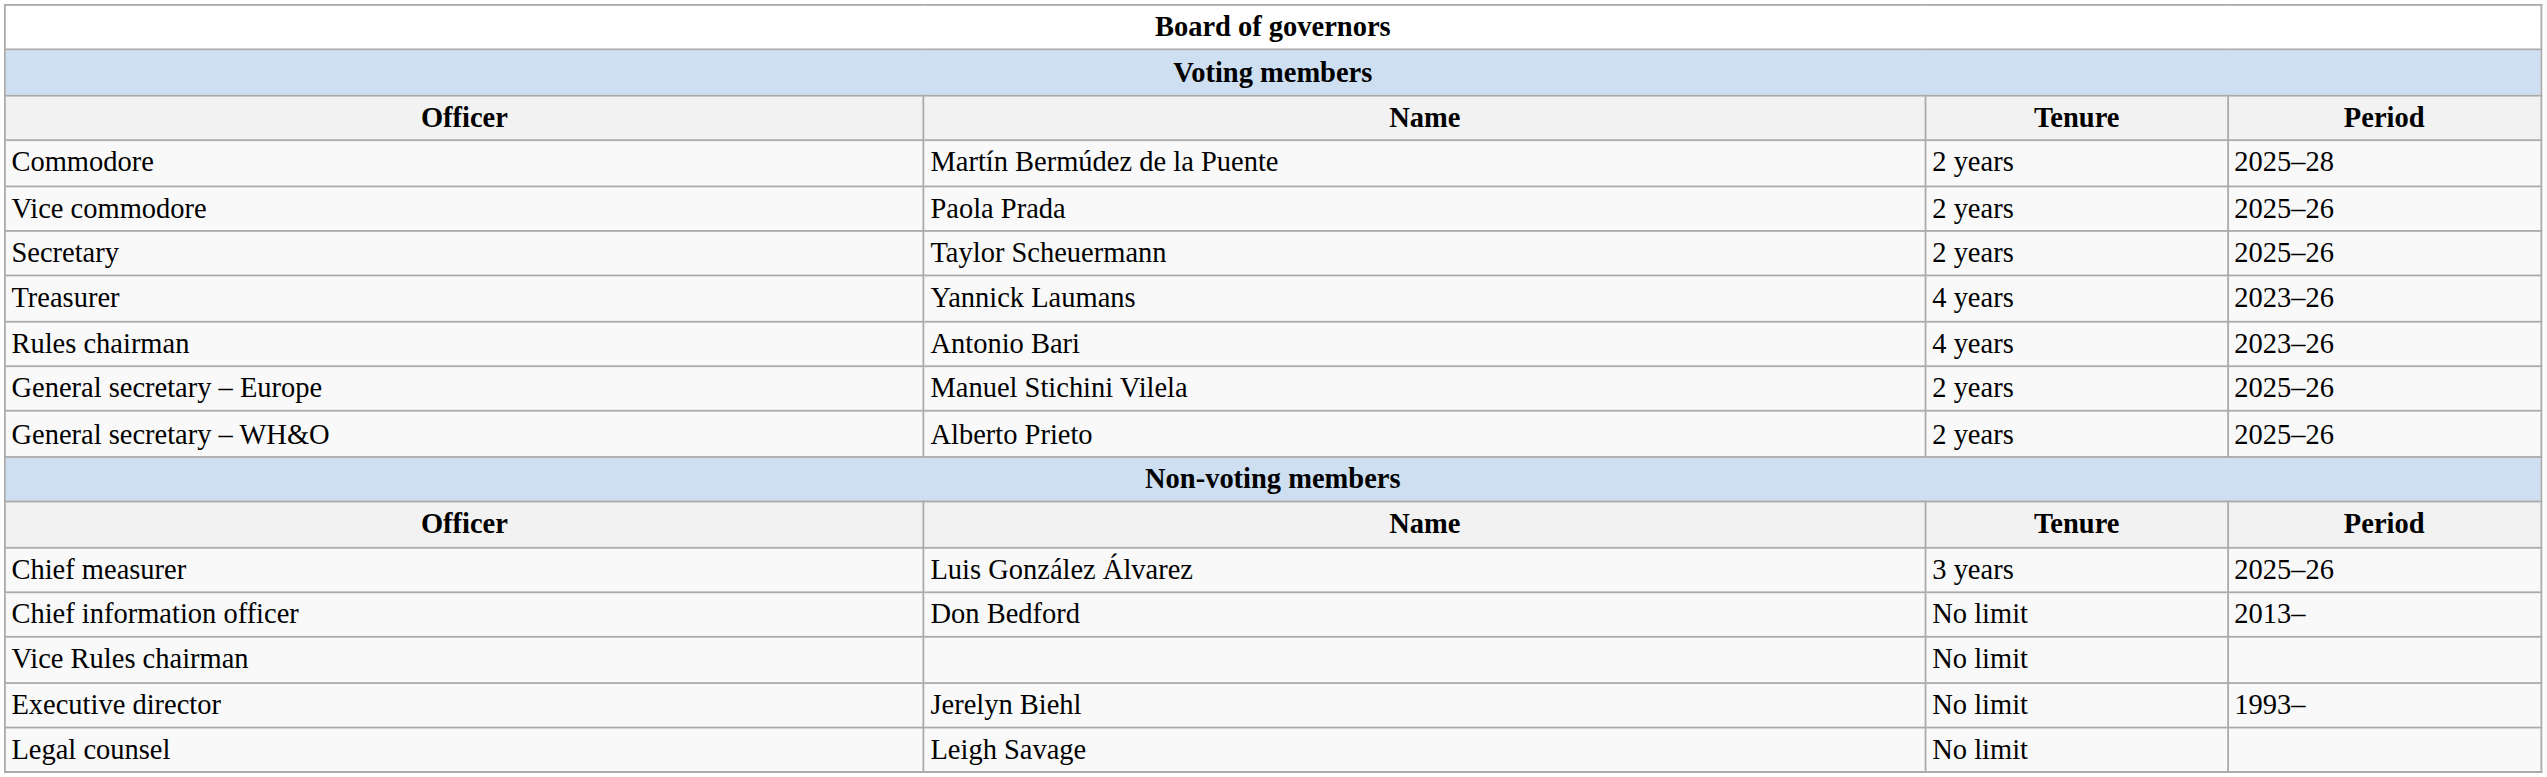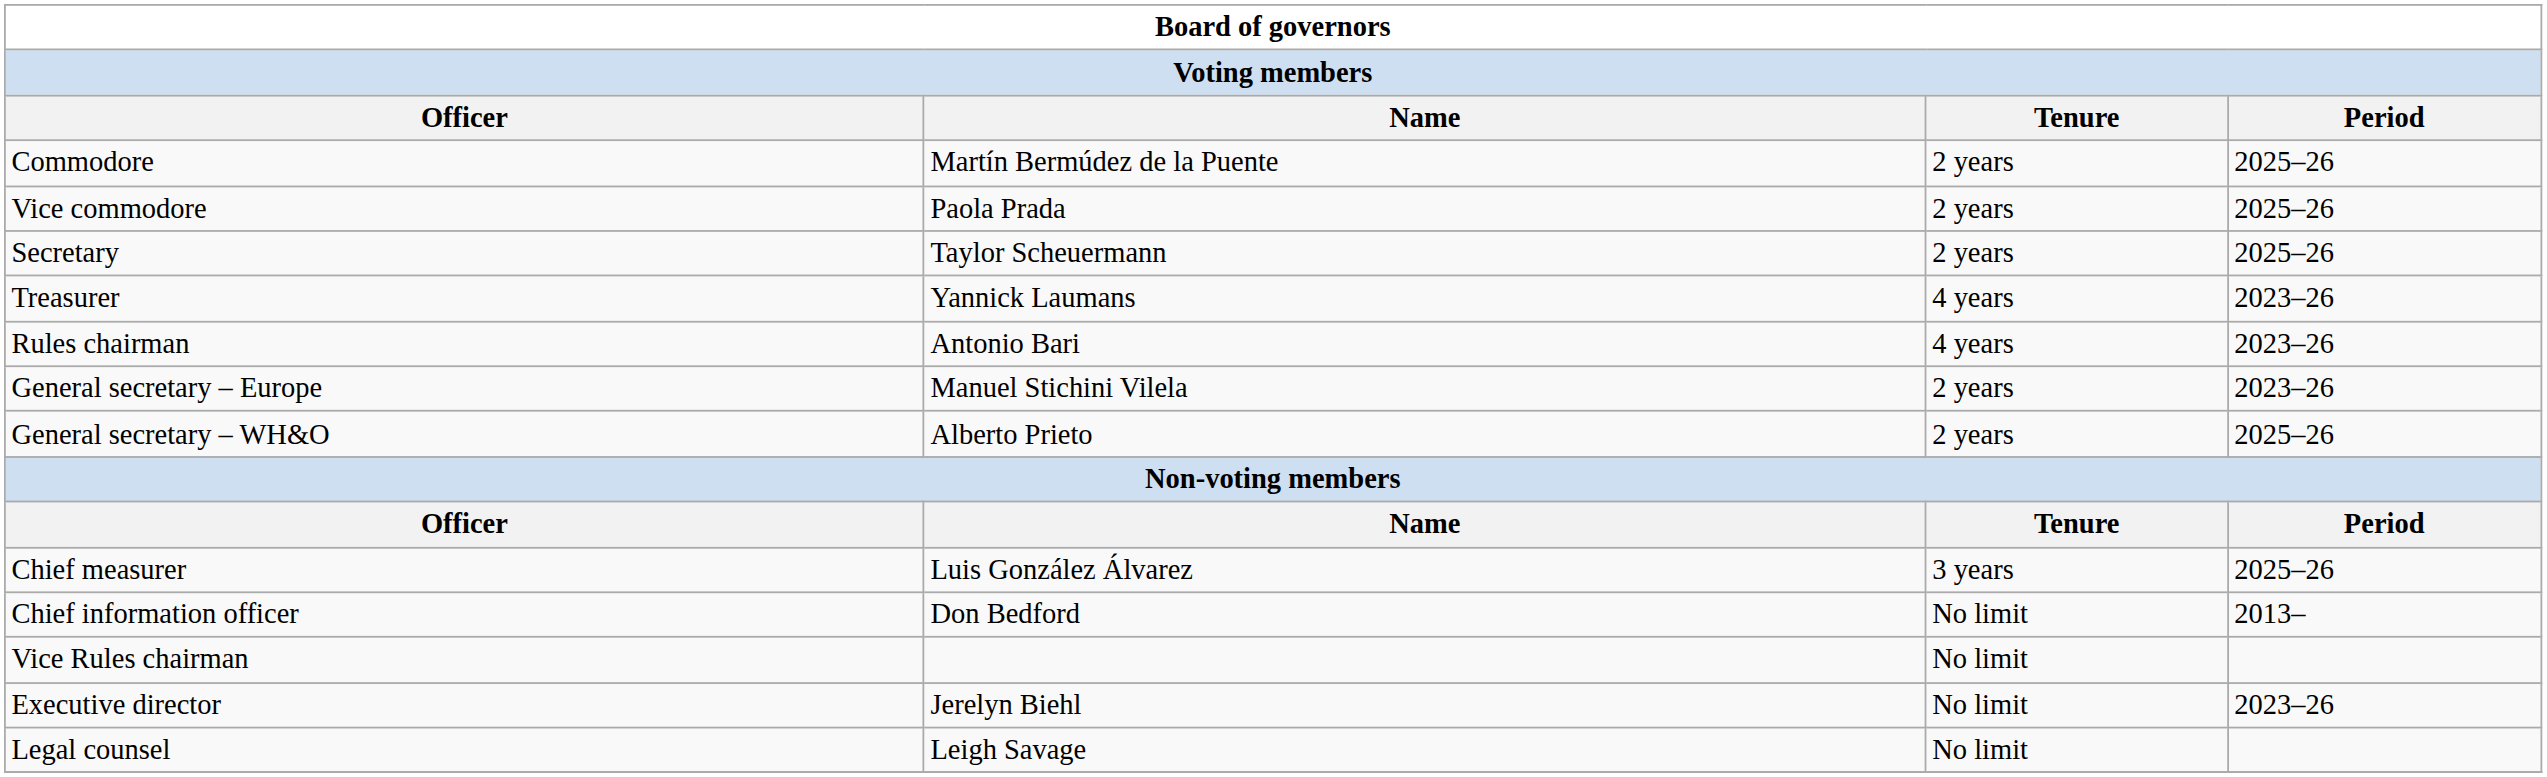(2284, 162) 2025–28 -> (2284, 162) 2025–26
(2284, 388) 2025–26 -> (2284, 388) 2023–26
(2270, 704) 1993– -> (2284, 704) 2023–26
